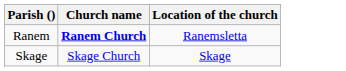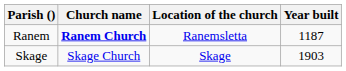+ column: (311, 14)
